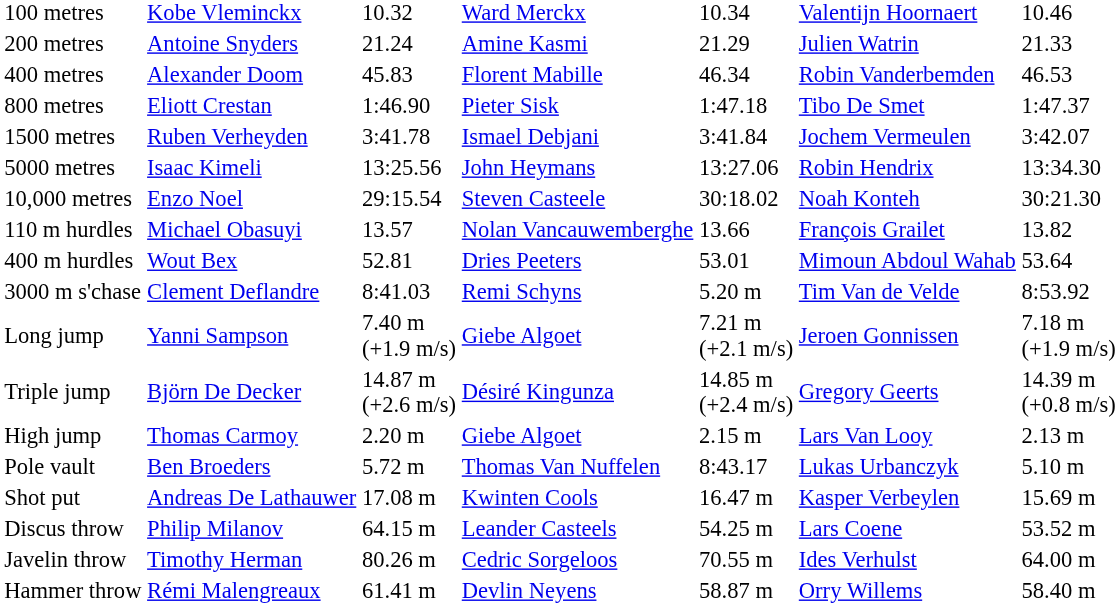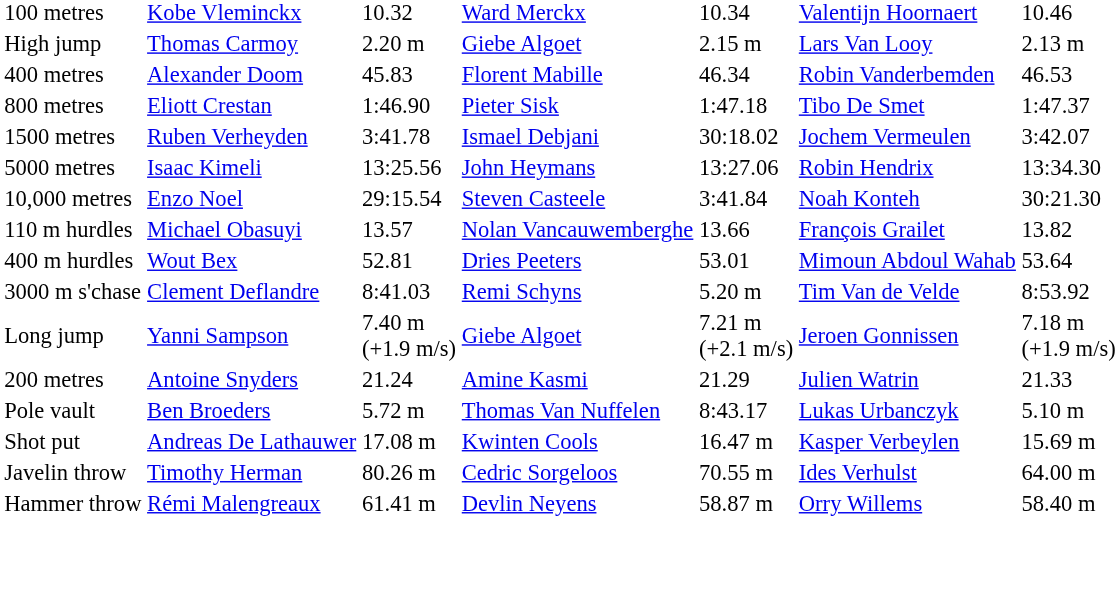rows swapped: (54, 43) <-> (53, 435)
(733, 136) 3:41.84 -> (739, 136) 30:18.02
(739, 198) 30:18.02 -> (733, 198) 3:41.84
- row: (57, 392)
- row: (64, 528)
